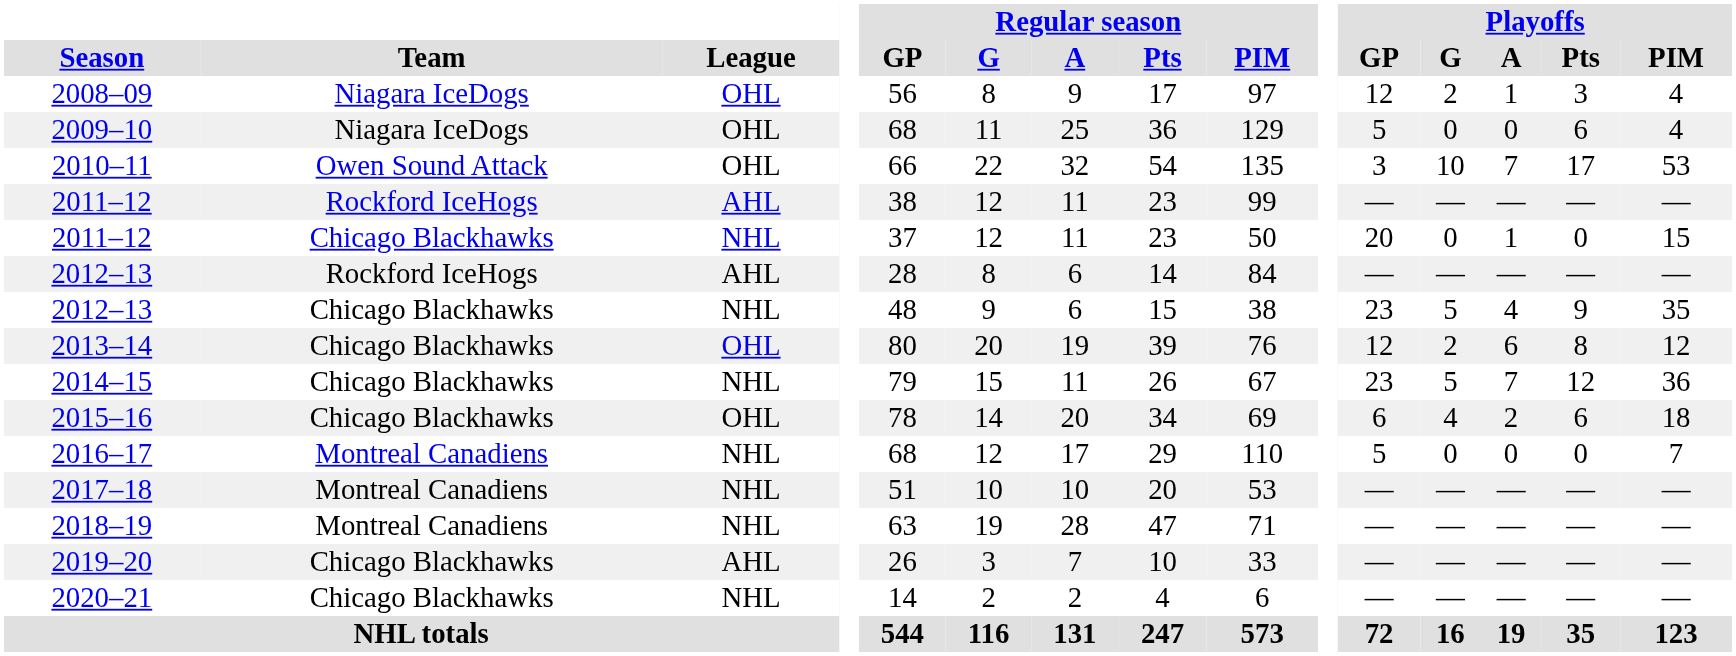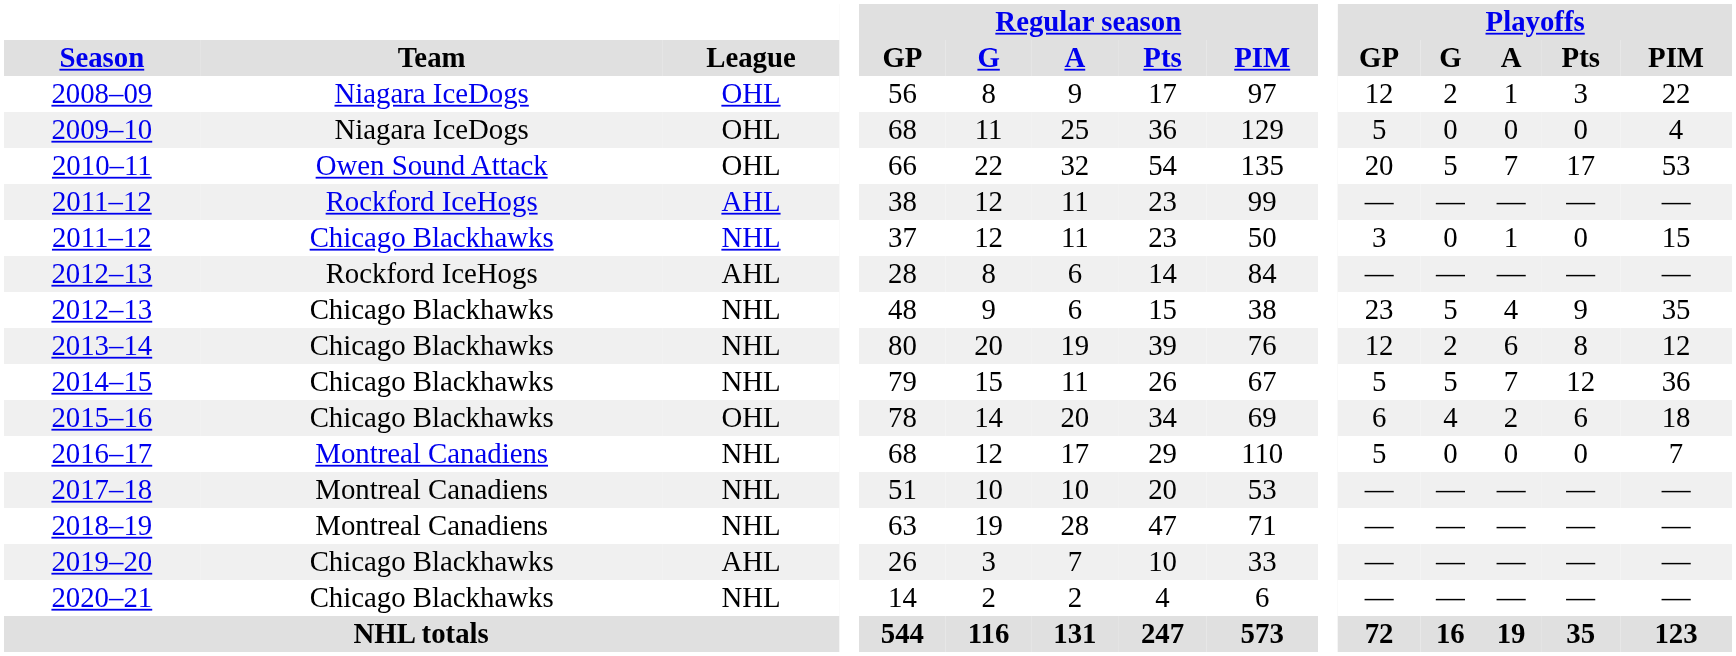(1676, 93) 4 -> (1676, 93) 22
(1581, 129) 6 -> (1581, 129) 0
(1379, 165) 3 -> (1379, 165) 20
(1450, 165) 10 -> (1450, 165) 5
(1379, 237) 20 -> (1379, 237) 3
(751, 345) OHL -> (751, 345) NHL
(1379, 381) 23 -> (1379, 381) 5
